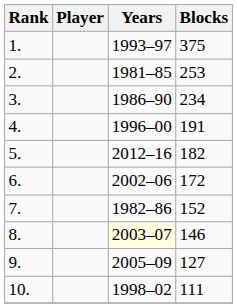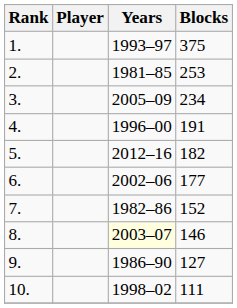(142, 99) 1986–90 -> (142, 99) 2005–09
(192, 180) 172 -> (192, 180) 177
(142, 262) 2005–09 -> (142, 262) 1986–90
